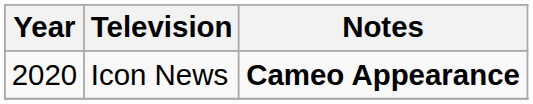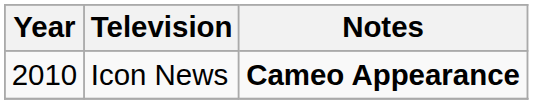(44, 74) 2020 -> (44, 74) 2010
